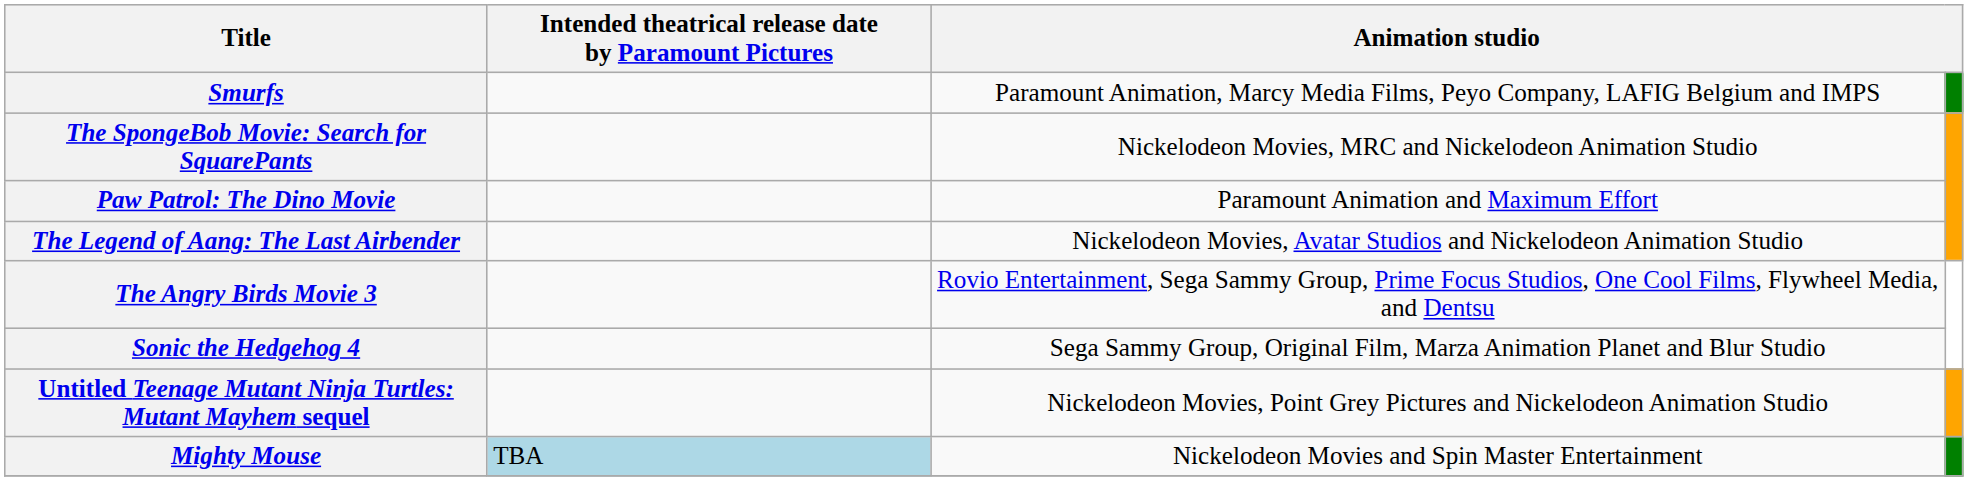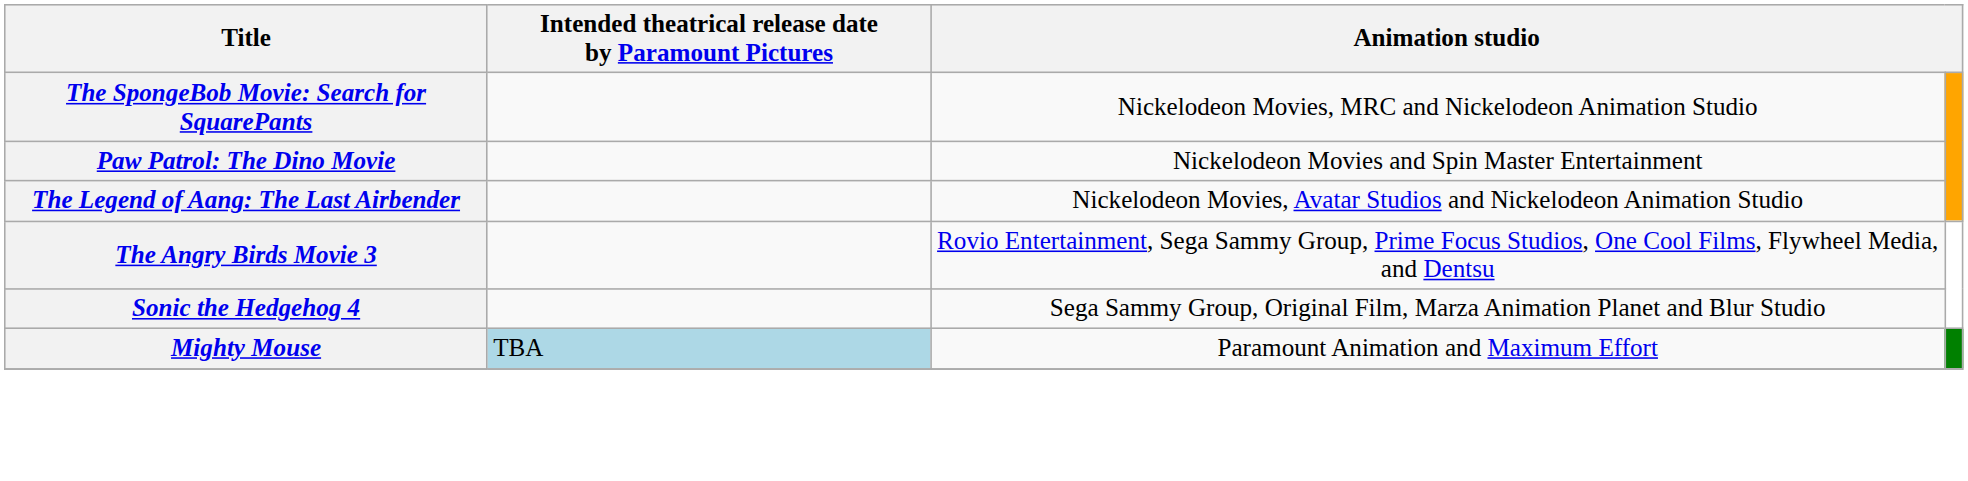- row: (246, 92)
(1438, 200) Paramount Animation and Maximum Effort -> (1438, 160) Nickelodeon Movies and Spin Master Entertainment
- row: (246, 402)
(1438, 456) Nickelodeon Movies and Spin Master Entertainment -> (1438, 348) Paramount Animation and Maximum Effort
